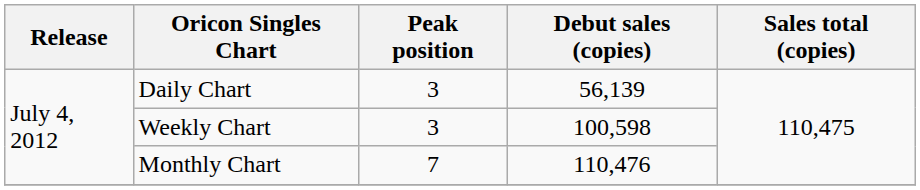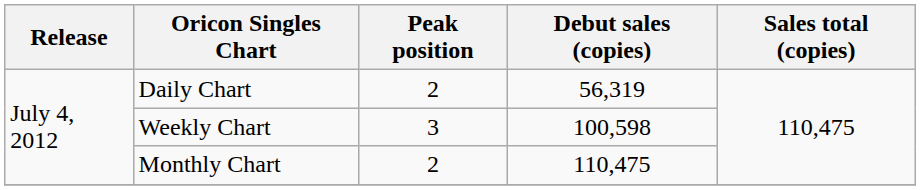(433, 88) 3 -> (433, 88) 2
(612, 88) 56,139 -> (612, 88) 56,319
(433, 164) 7 -> (433, 164) 2
(612, 164) 110,476 -> (612, 164) 110,475
